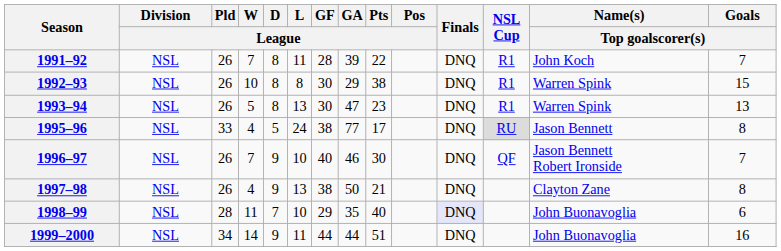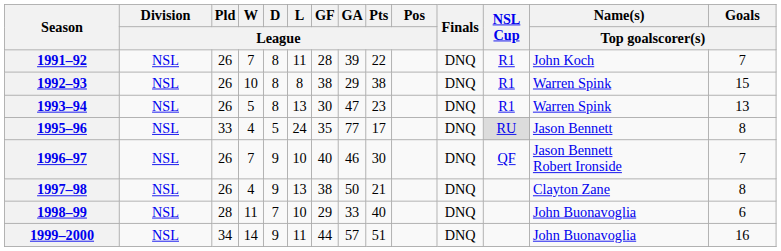(325, 83) 30 -> (325, 83) 38
(325, 128) 38 -> (325, 128) 35
(352, 212) 35 -> (352, 212) 33
(460, 212) lavender background -> (460, 212) no background
(352, 235) 44 -> (352, 235) 57
